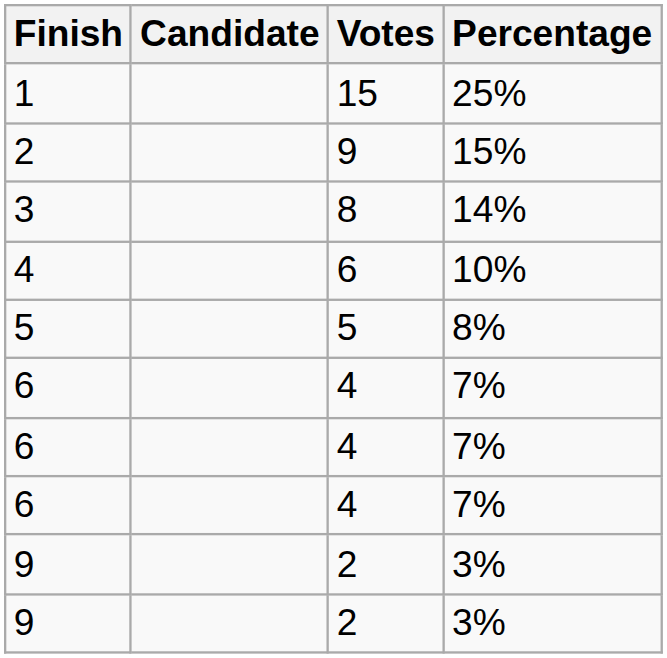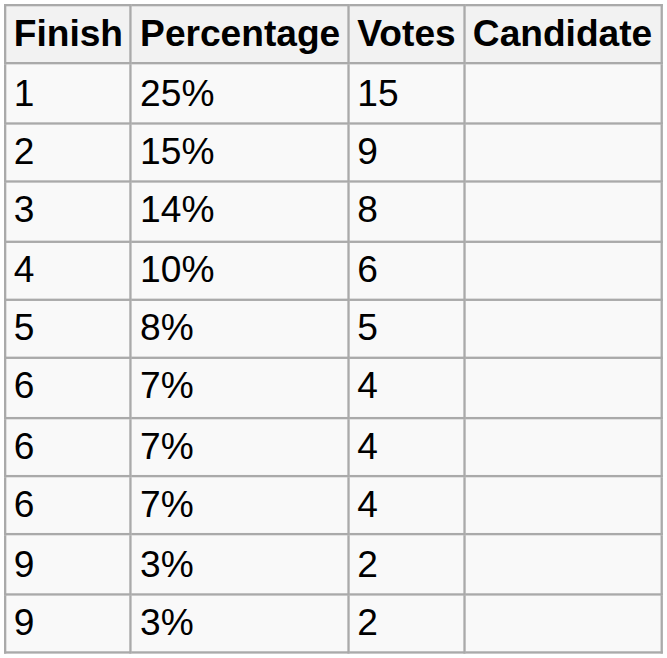columns swapped: (230, 33) <-> (552, 33)
